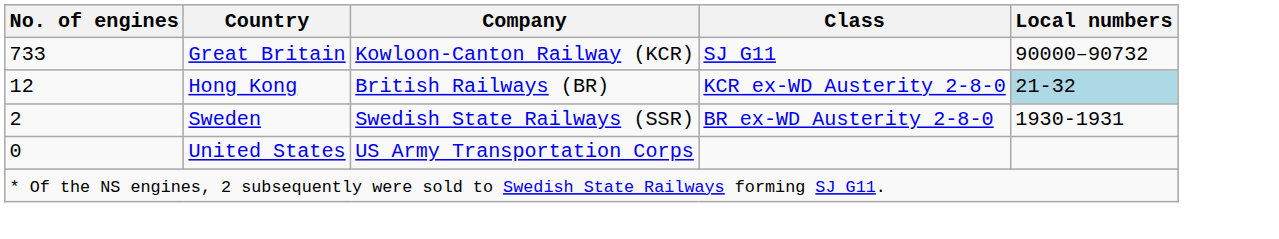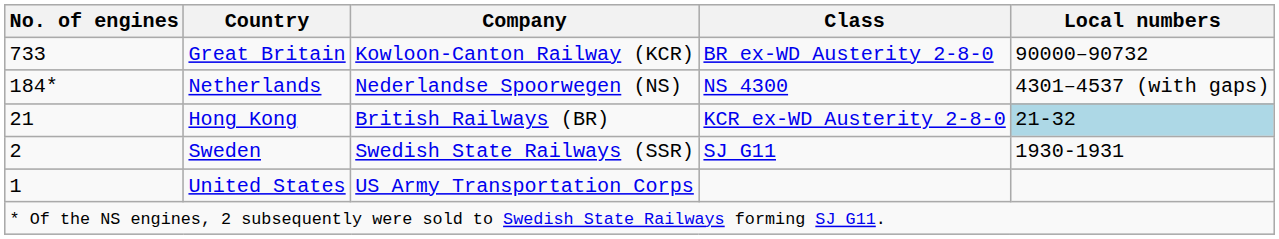(740, 54) SJ G11 -> (849, 54) BR ex-WD Austerity 2-8-0
+ row: (255, 87)
(22, 87) 12 -> (22, 120) 21
(849, 120) BR ex-WD Austerity 2-8-0 -> (740, 153) SJ G11
(16, 153) 0 -> (16, 185) 1
